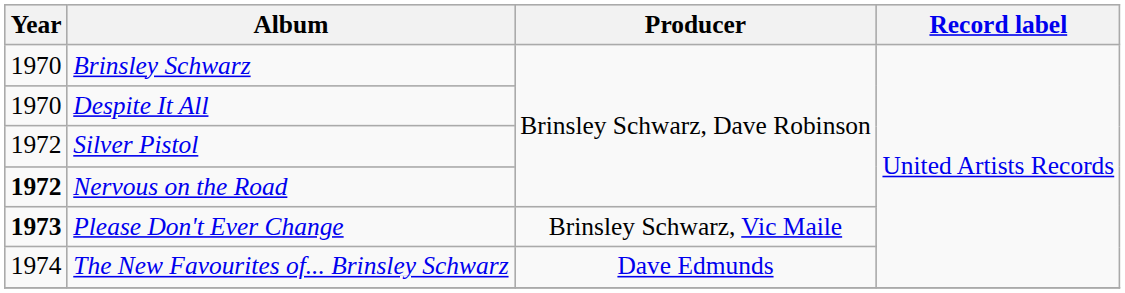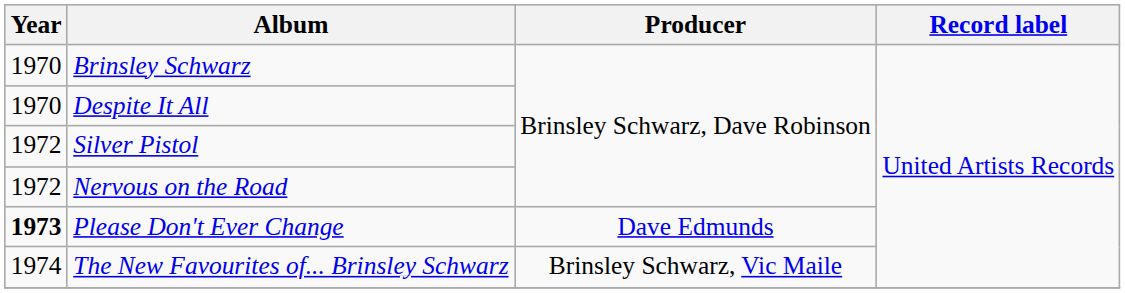(36, 186) bold -> (36, 186) normal
(695, 226) Brinsley Schwarz, Vic Maile -> (695, 226) Dave Edmunds
(695, 266) Dave Edmunds -> (695, 266) Brinsley Schwarz, Vic Maile
